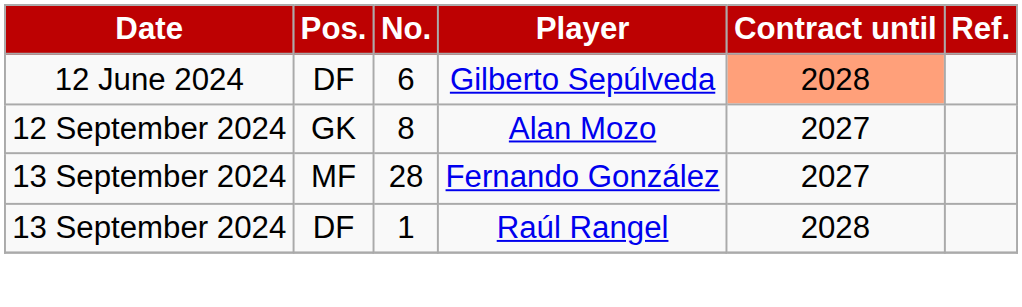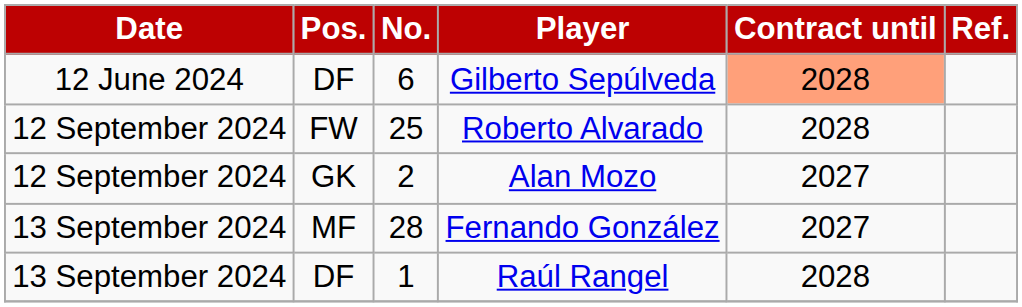+ row: (583, 128)
(406, 128) 8 -> (406, 177) 2
